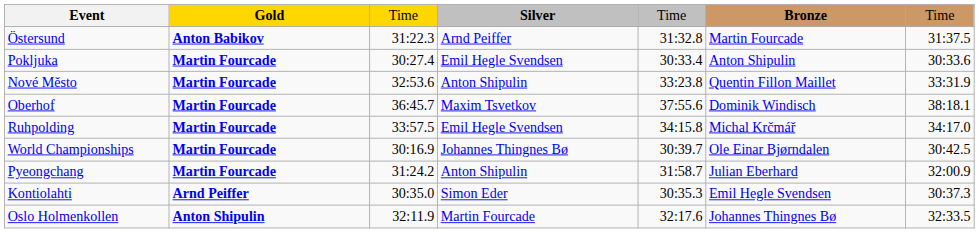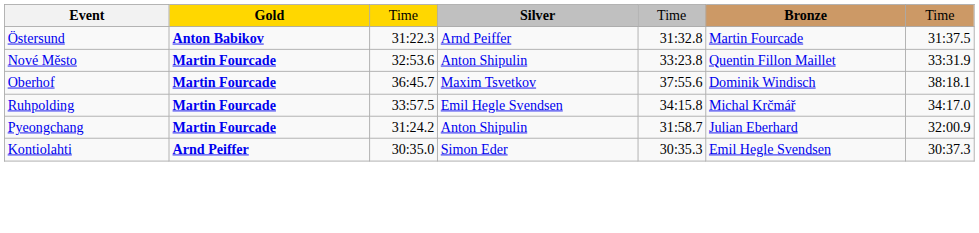- row: (33, 60)
- row: (71, 149)
- row: (63, 216)
